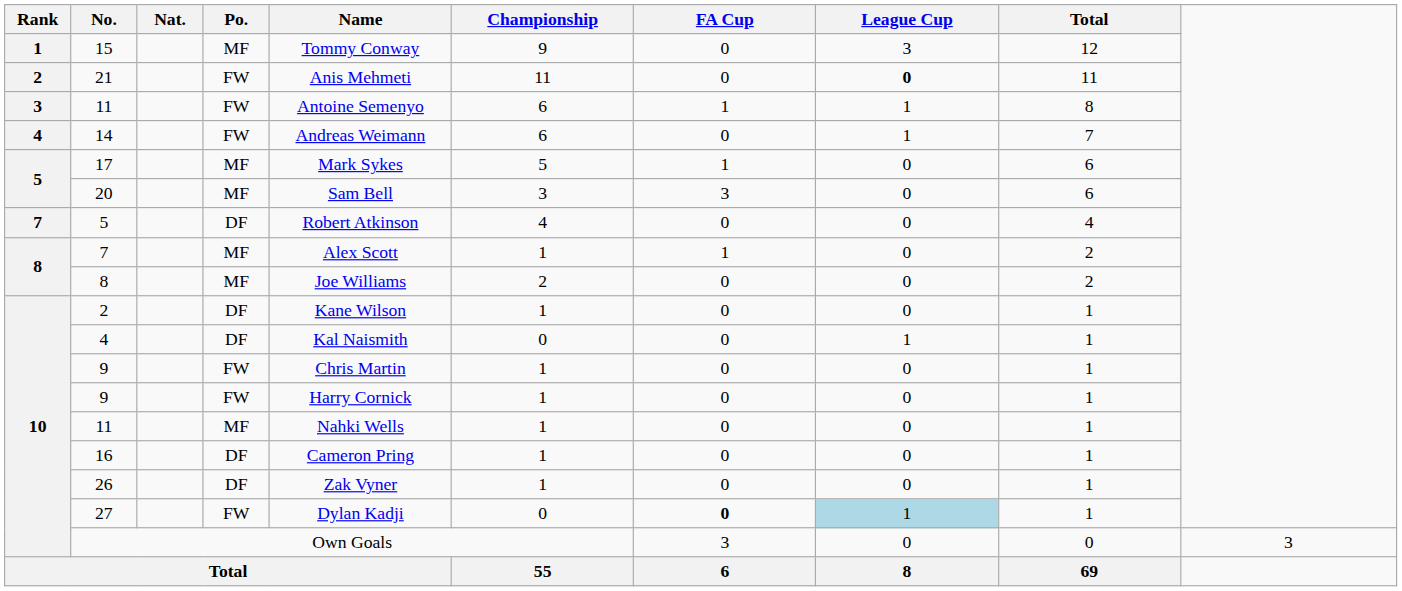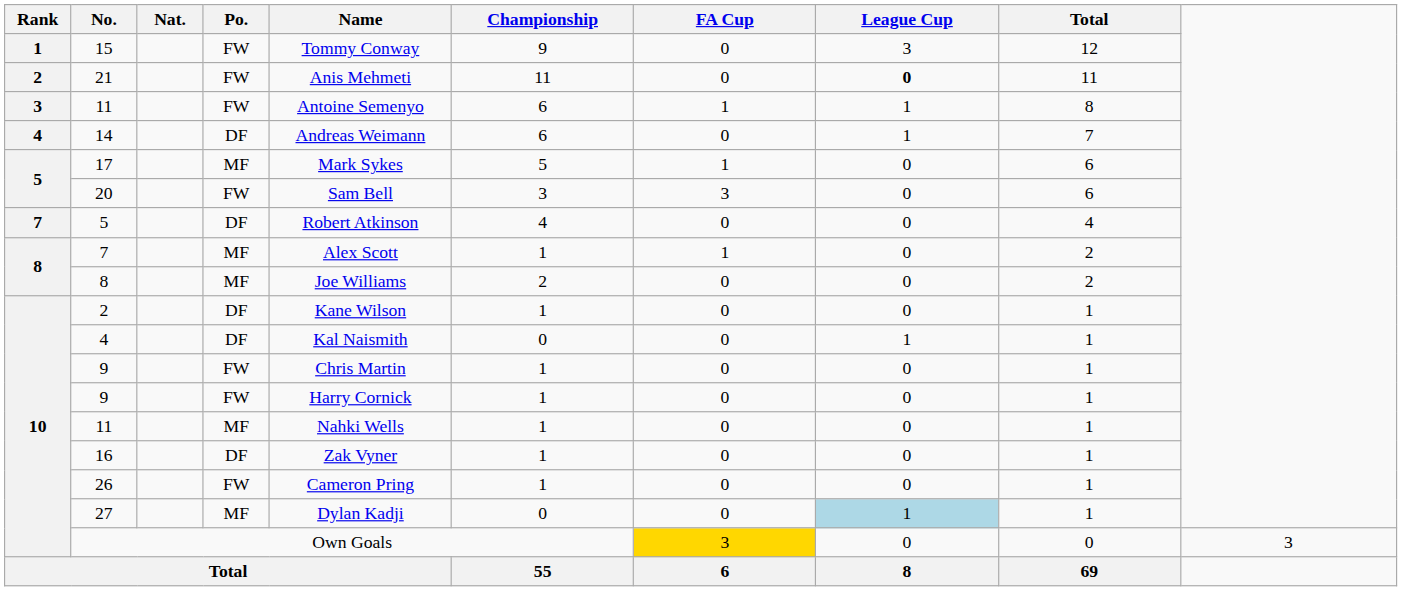(236, 48) MF -> (236, 48) FW
(236, 135) FW -> (236, 135) DF
(236, 193) MF -> (236, 193) FW
(360, 455) Cameron Pring -> (360, 455) Zak Vyner
(236, 484) DF -> (236, 484) FW
(360, 484) Zak Vyner -> (360, 484) Cameron Pring
(236, 513) FW -> (236, 513) MF
(725, 513) bold -> (725, 513) normal
(725, 542) no background -> (725, 542) gold background
